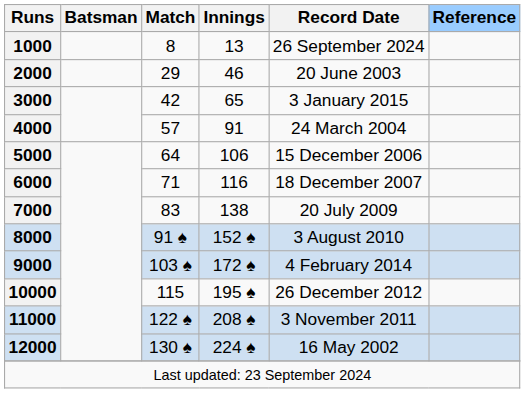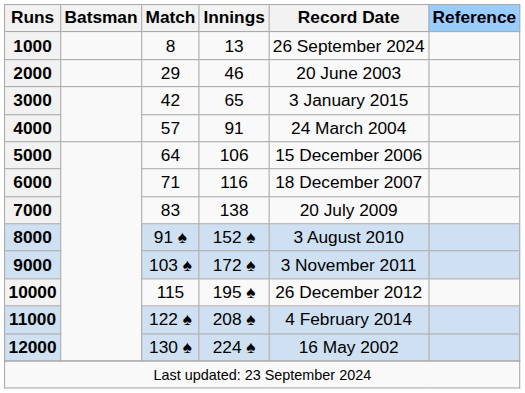(349, 264) 4 February 2014 -> (349, 264) 3 November 2011
(349, 319) 3 November 2011 -> (349, 319) 4 February 2014
